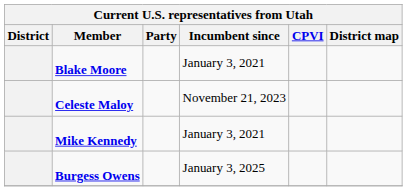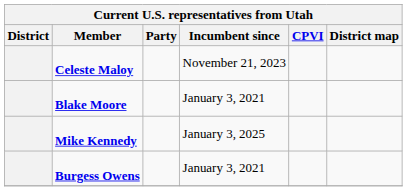rows swapped: (91, 70) <-> (94, 105)
(224, 133) January 3, 2021 -> (224, 133) January 3, 2025
(224, 168) January 3, 2025 -> (224, 168) January 3, 2021
